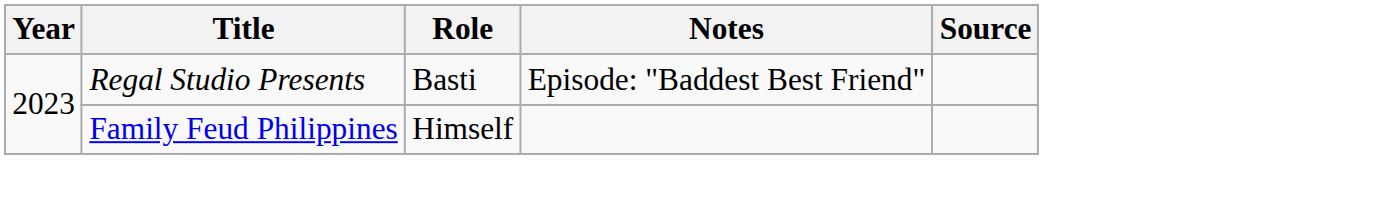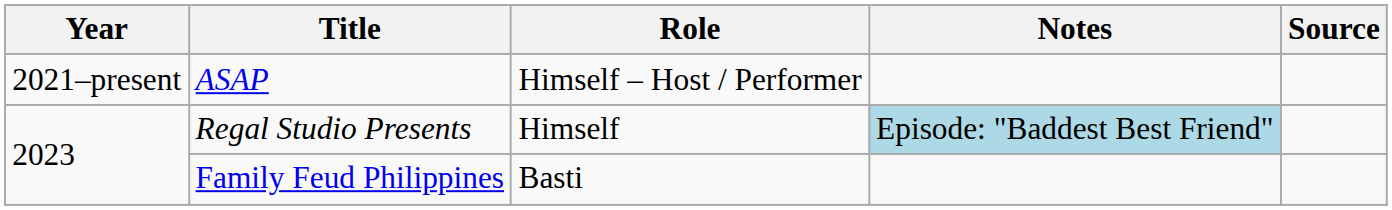+ row: (232, 79)
(444, 79) Basti -> (569, 128) Himself
(726, 79) no background -> (1075, 128) lightblue background
(463, 128) Himself -> (551, 178) Basti
